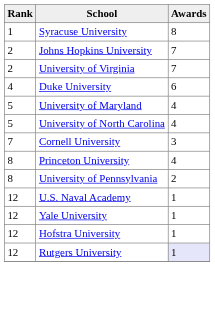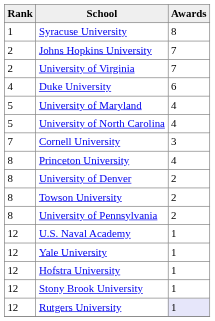+ row: (85, 178)
+ row: (80, 197)
+ row: (91, 289)
